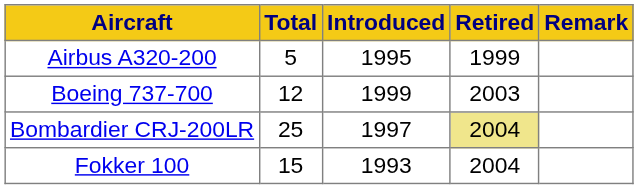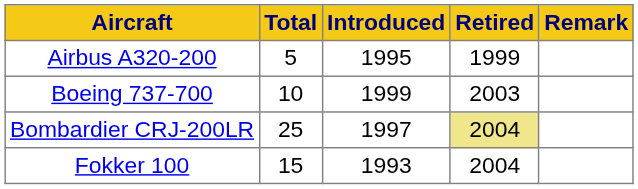(291, 93) 12 -> (291, 93) 10
